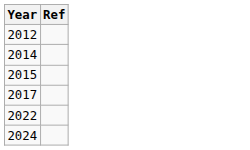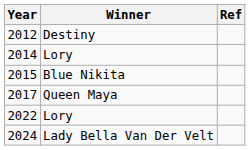+ column: (129, 15)
